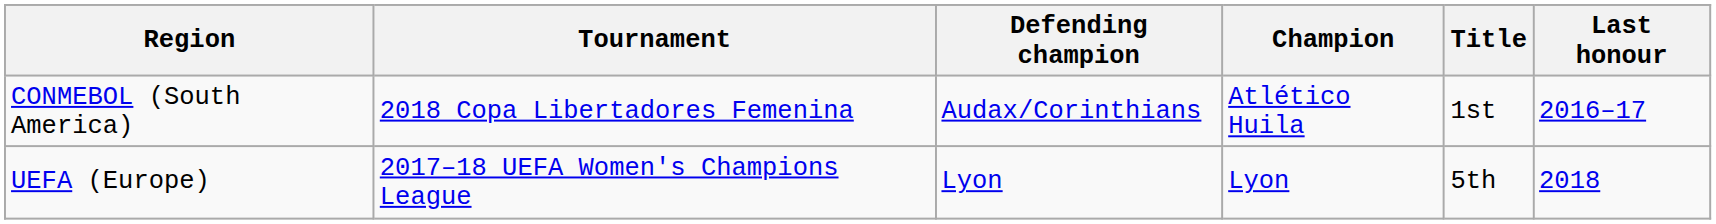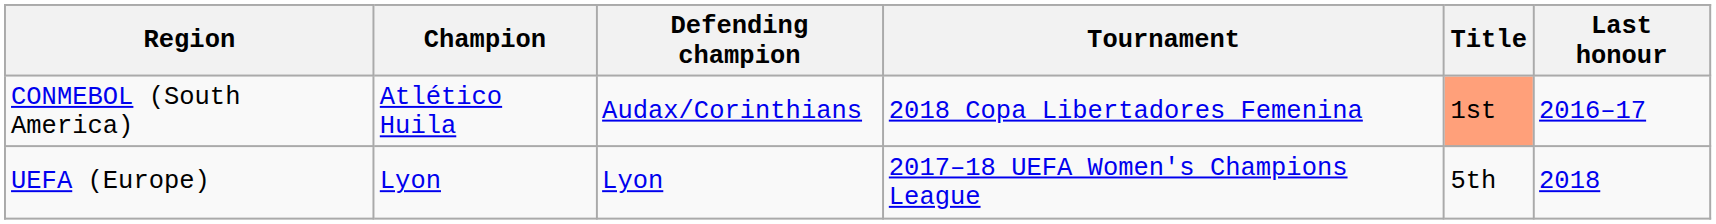columns swapped: (655, 40) <-> (1333, 40)
(1473, 111) no background -> (1473, 111) lightsalmon background
